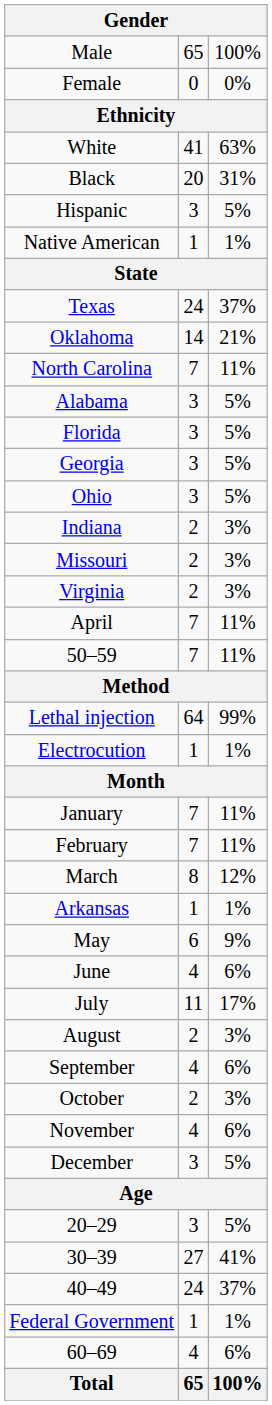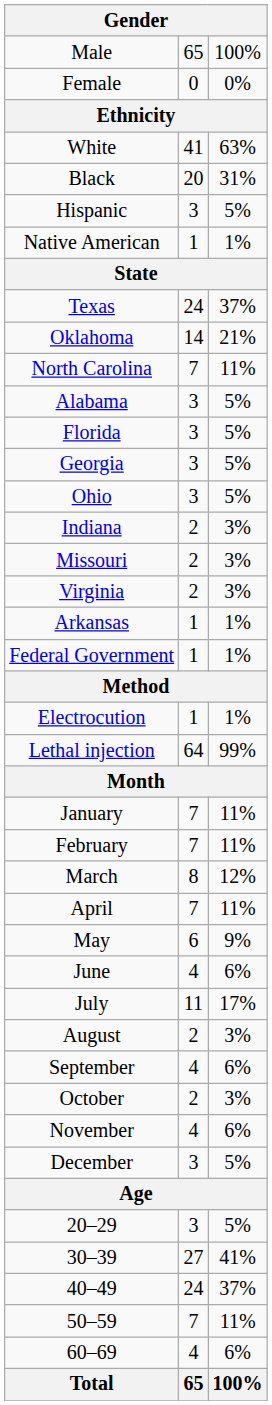rows swapped: (92, 908) <-> (92, 623)
rows swapped: (92, 1320) <-> (92, 654)
rows swapped: (92, 718) <-> (92, 749)
